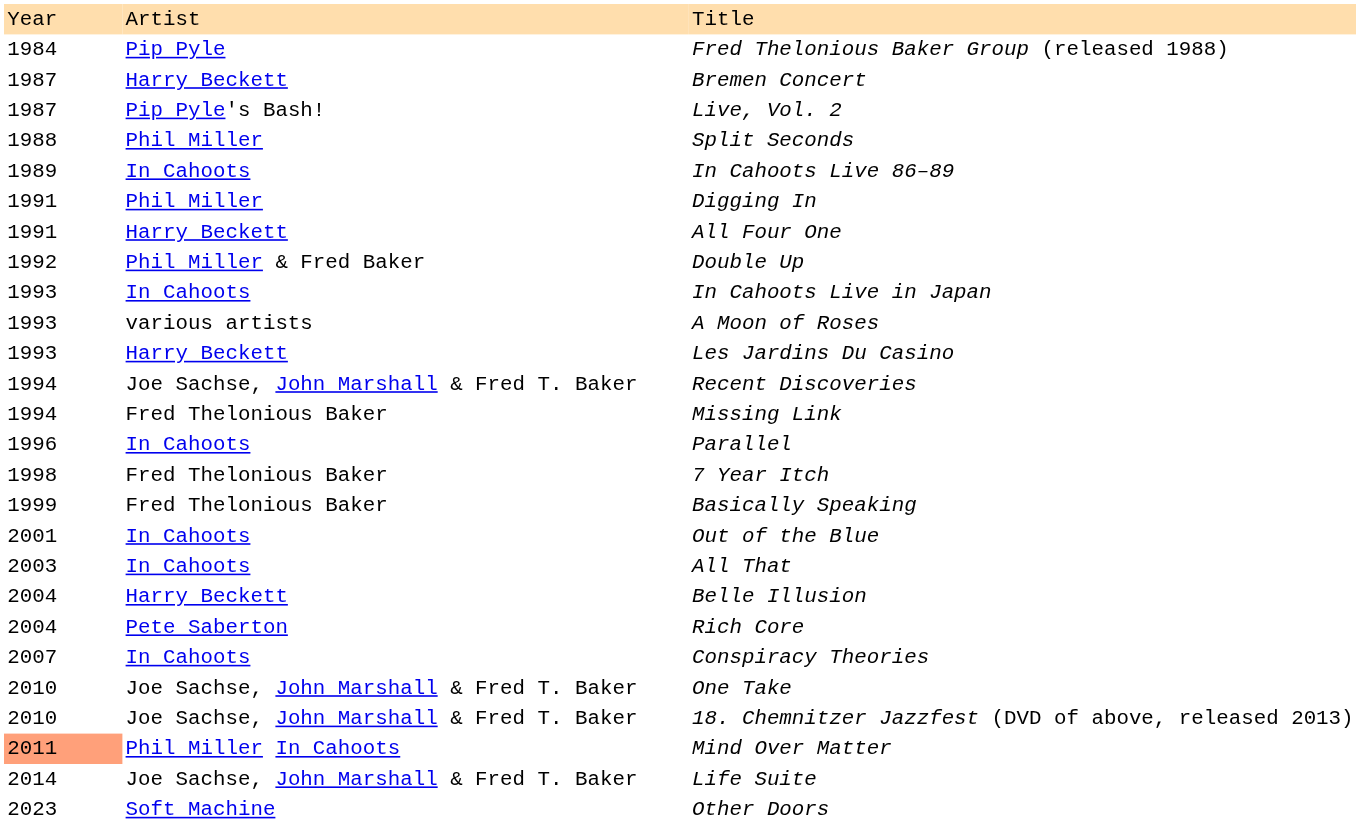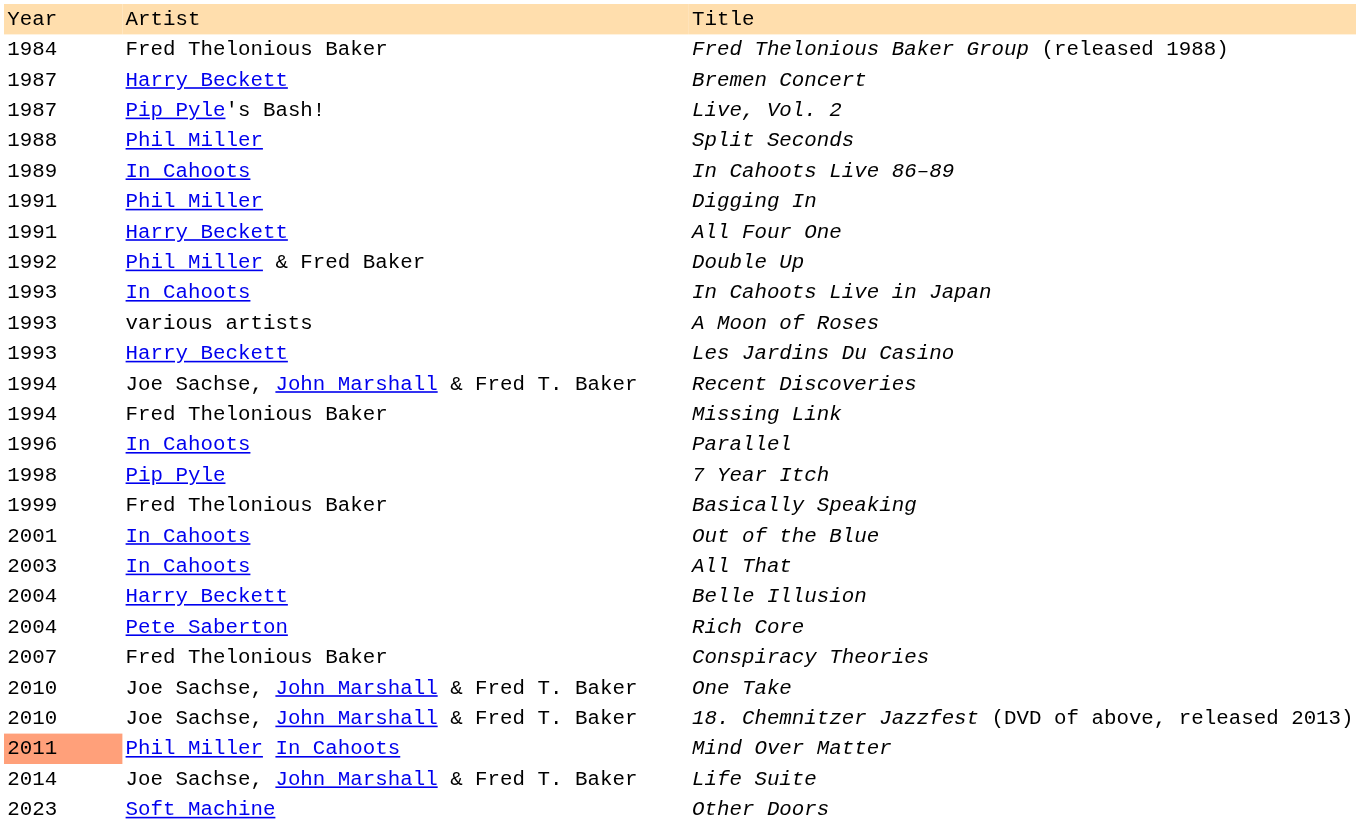(176, 50) Pip Pyle -> (257, 50) Fred Thelonious Baker
(257, 475) Fred Thelonious Baker -> (176, 475) Pip Pyle
(188, 658) In Cahoots -> (257, 658) Fred Thelonious Baker
